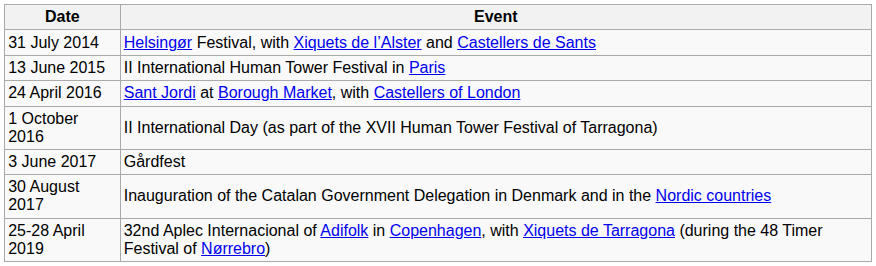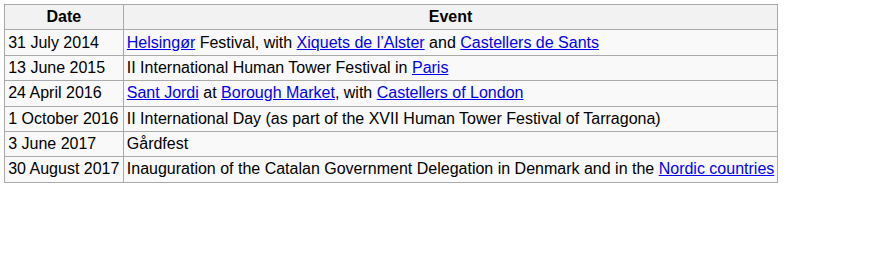- row: (46, 239)
